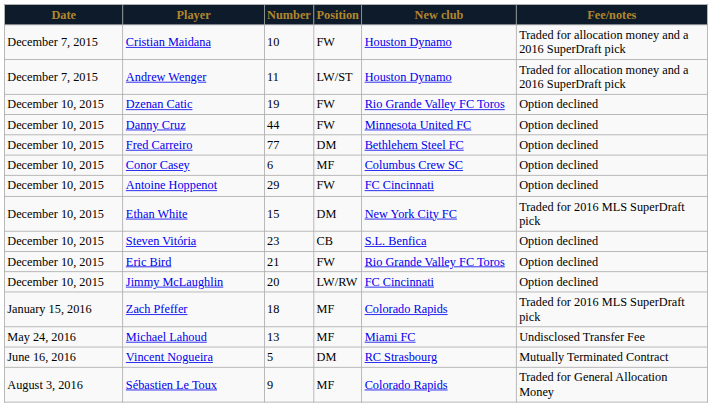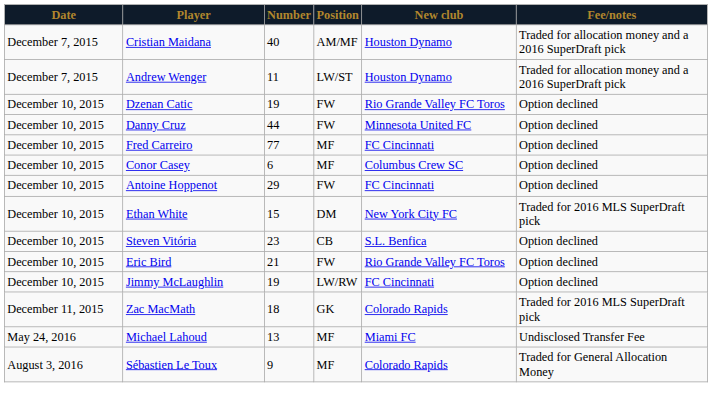(273, 42) 10 -> (273, 42) 40
(326, 42) FW -> (337, 42) AM/MF
(326, 145) DM -> (325, 145) MF
(414, 145) Bethlehem Steel FC -> (399, 145) FC Cincinnati
(273, 281) 20 -> (273, 281) 19
+ row: (161, 309)
- row: (157, 309)
- row: (169, 357)
